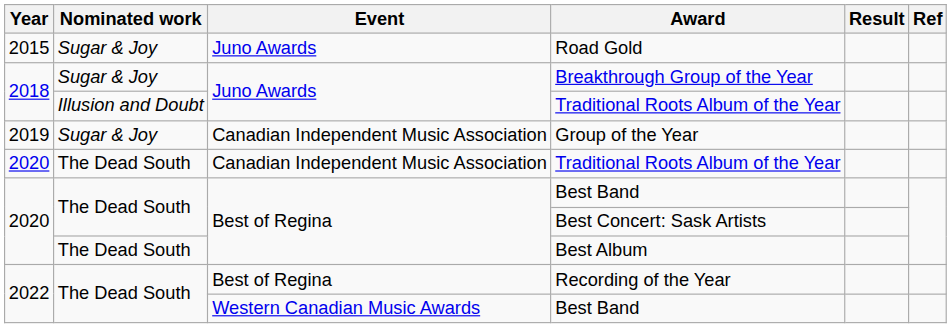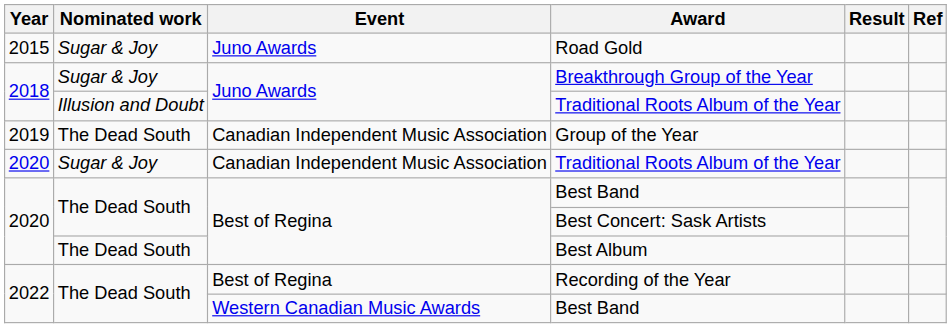(107, 134) Sugar & Joy -> (124, 134) The Dead South
(124, 163) The Dead South -> (107, 163) Sugar & Joy
